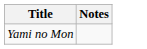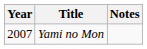+ column: (20, 14)
